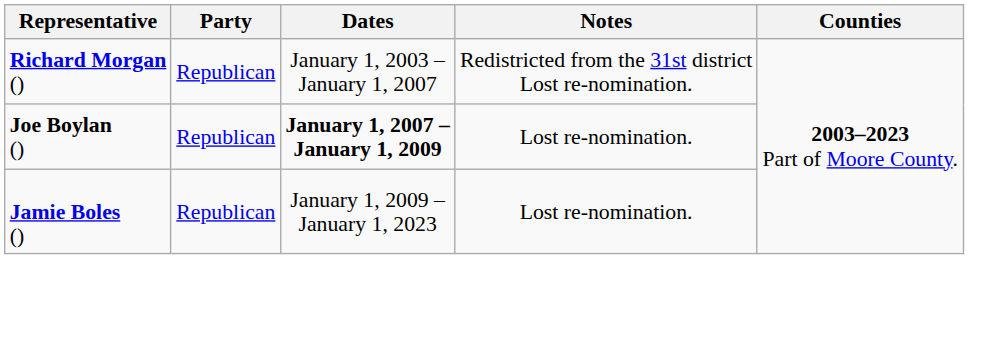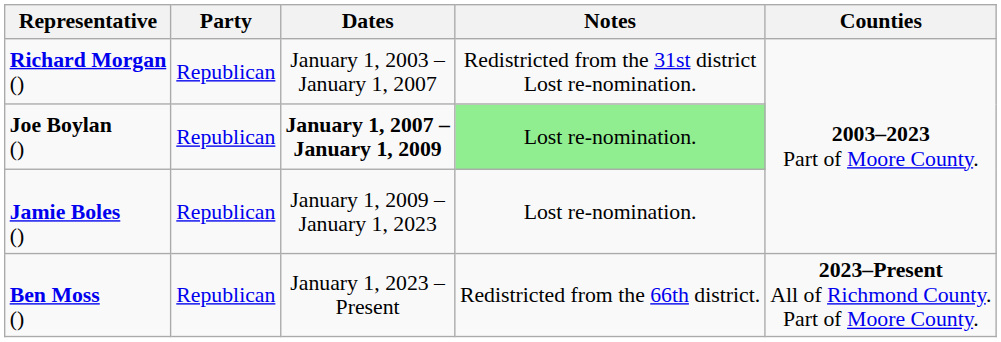(606, 136) no background -> (610, 136) lightgreen background
+ row: (55, 307)
